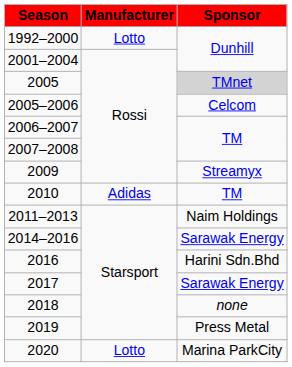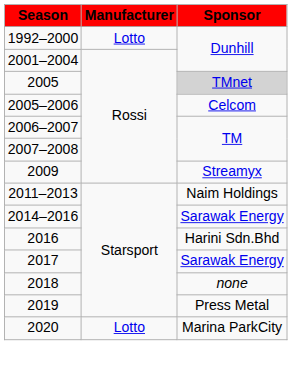- row: (43, 194)
